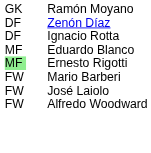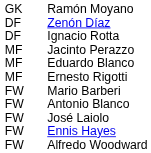+ row: (91, 50)
(14, 63) lightgreen background -> (14, 77) no background
+ row: (88, 104)
+ row: (82, 131)
